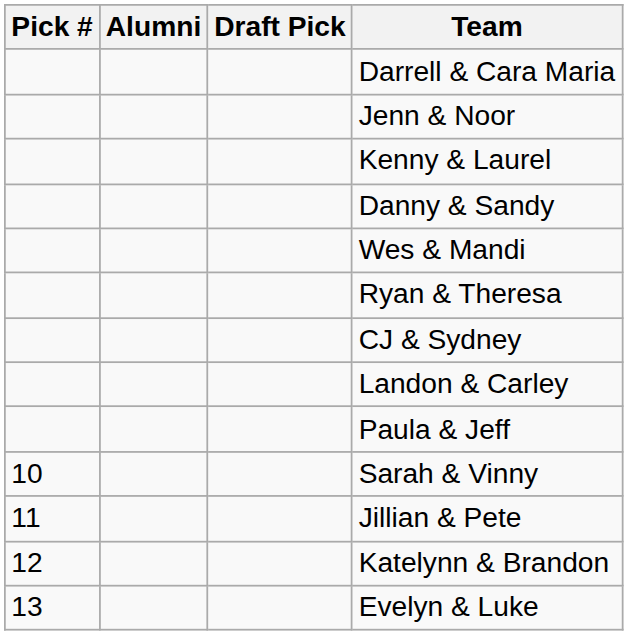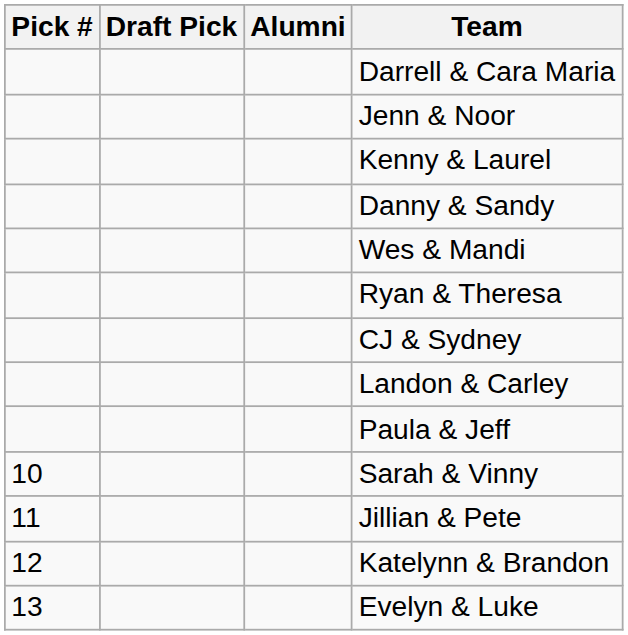columns swapped: (153, 26) <-> (280, 26)
